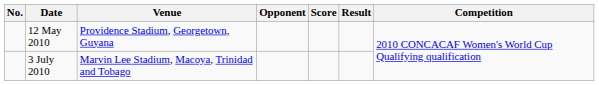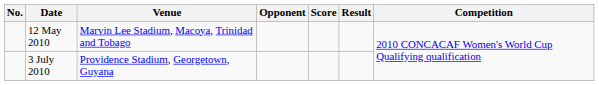(155, 36) Providence Stadium, Georgetown, Guyana -> (166, 36) Marvin Lee Stadium, Macoya, Trinidad and Tobago
(166, 65) Marvin Lee Stadium, Macoya, Trinidad and Tobago -> (155, 65) Providence Stadium, Georgetown, Guyana
